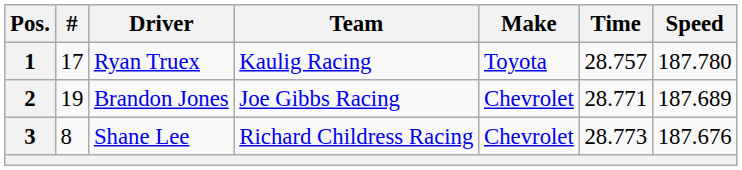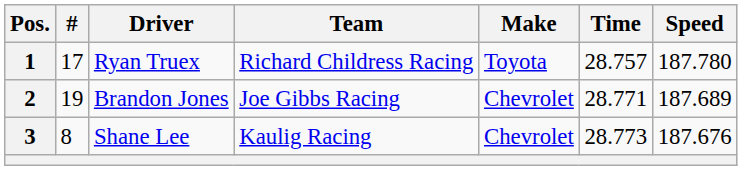(305, 61) Kaulig Racing -> (356, 61) Richard Childress Racing
(356, 136) Richard Childress Racing -> (305, 136) Kaulig Racing
